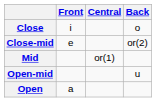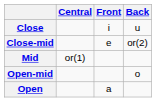columns swapped: (71, 12) <-> (104, 12)
(137, 27) o -> (137, 27) u
(137, 74) u -> (137, 74) o
